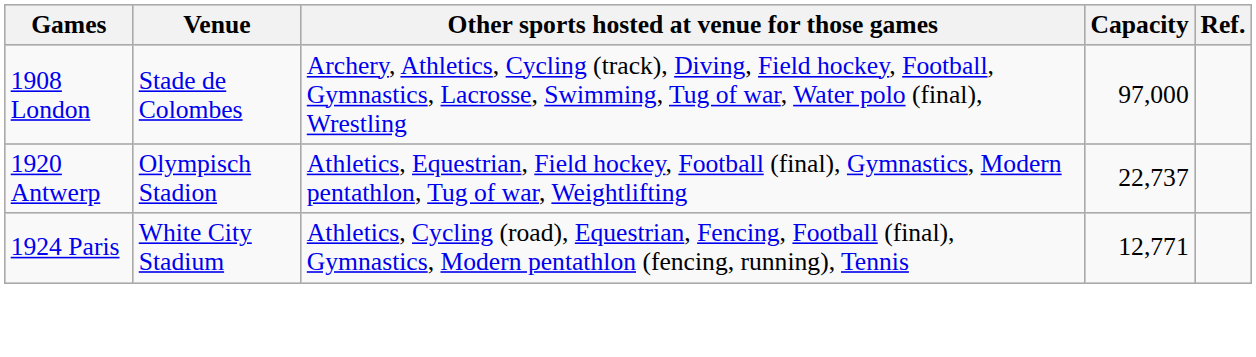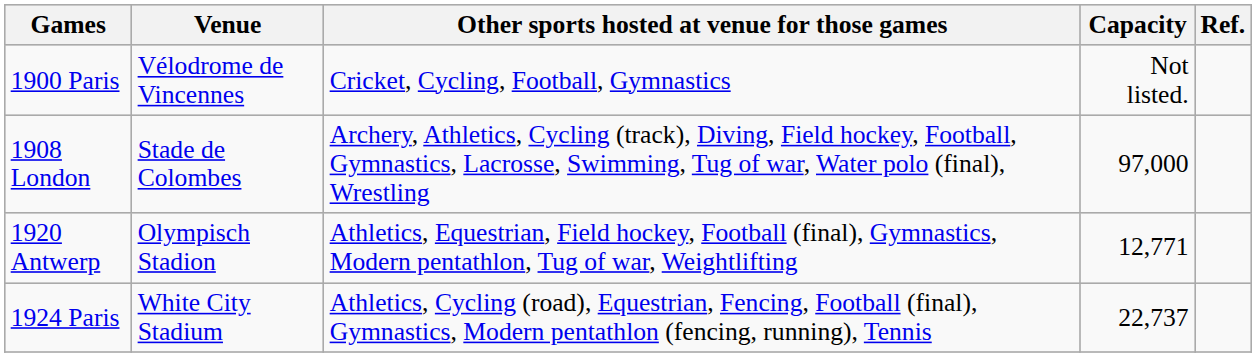+ row: (65, 79)
(1153, 178) 22,737 -> (1153, 247) 12,771
(1153, 247) 12,771 -> (1153, 316) 22,737
